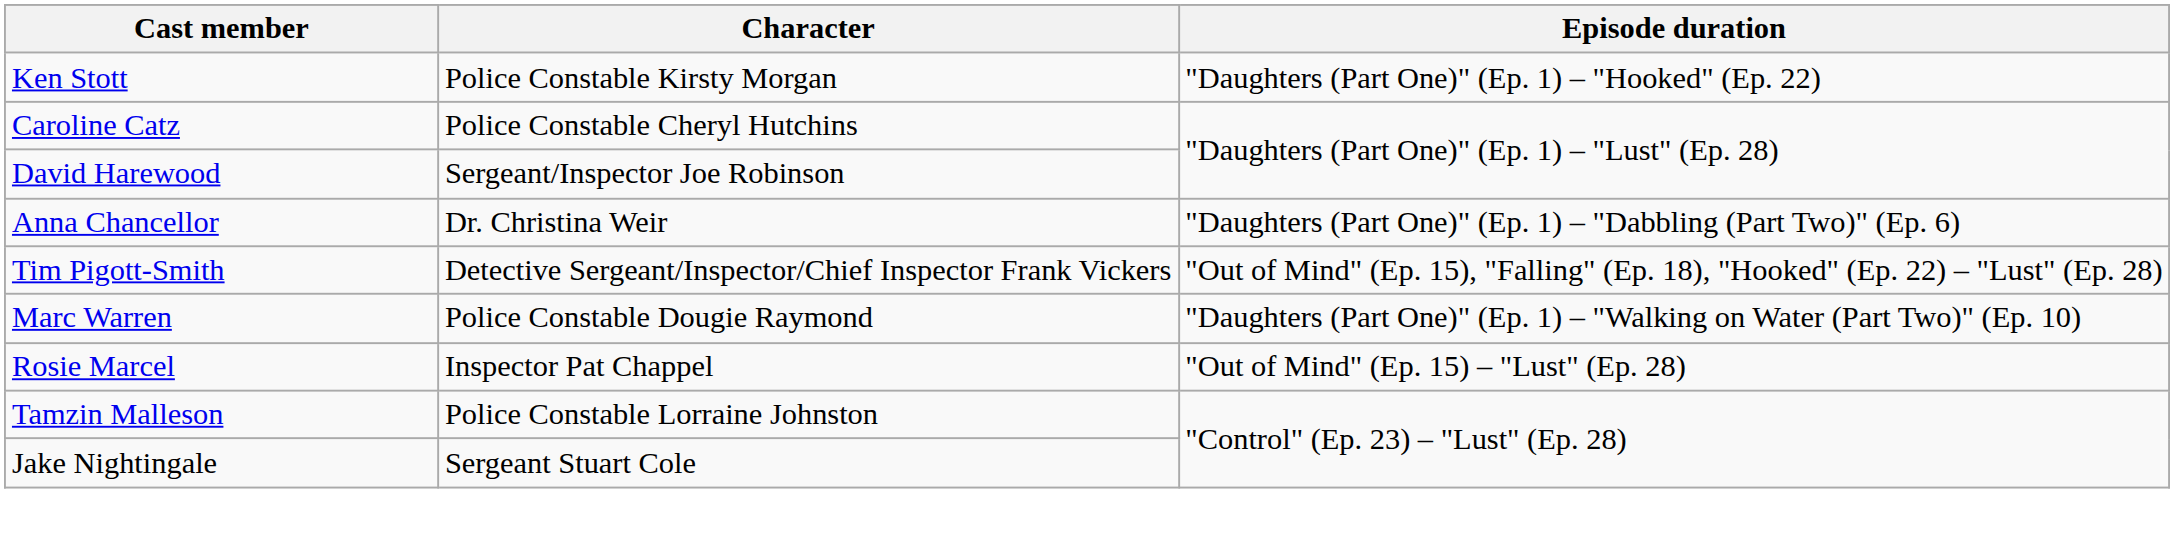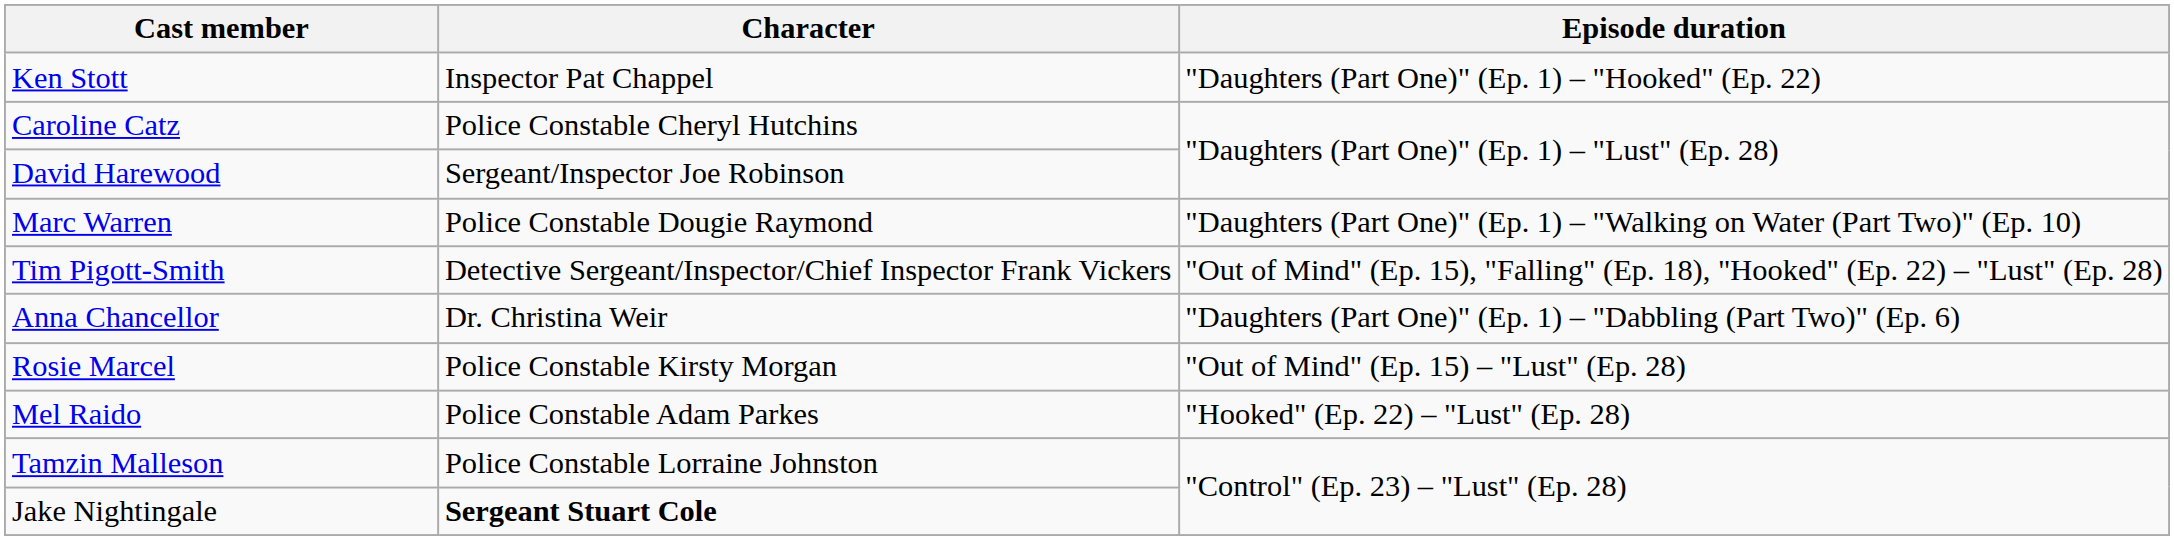(641, 76) Police Constable Kirsty Morgan -> (579, 76) Inspector Pat Chappel
rows swapped: (115, 221) <-> (92, 317)
(579, 366) Inspector Pat Chappel -> (641, 366) Police Constable Kirsty Morgan
+ row: (77, 414)
(570, 462) normal -> (581, 510) bold
